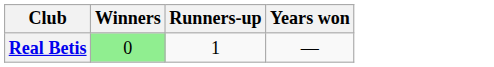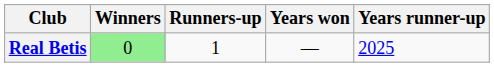+ column: (422, 18)
